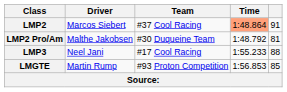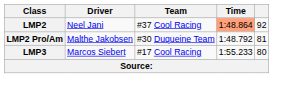(96, 24) Marcos Siebert -> (85, 24) Neel Jani
(275, 24) 91 -> (262, 24) 92
(85, 52) Neel Jani -> (96, 52) Marcos Siebert
(275, 52) 88 -> (262, 52) 80
- row: (35, 66)
